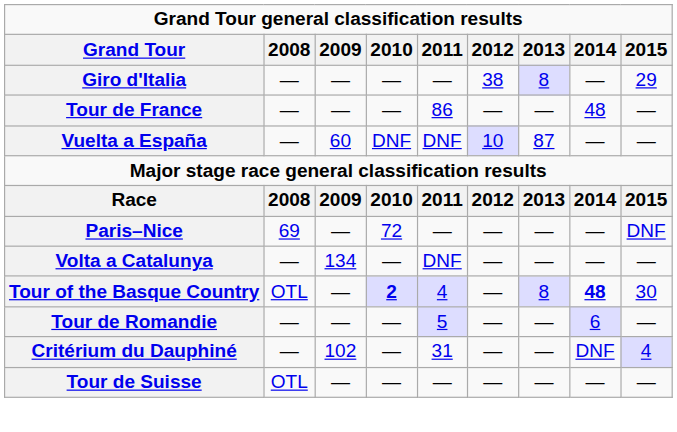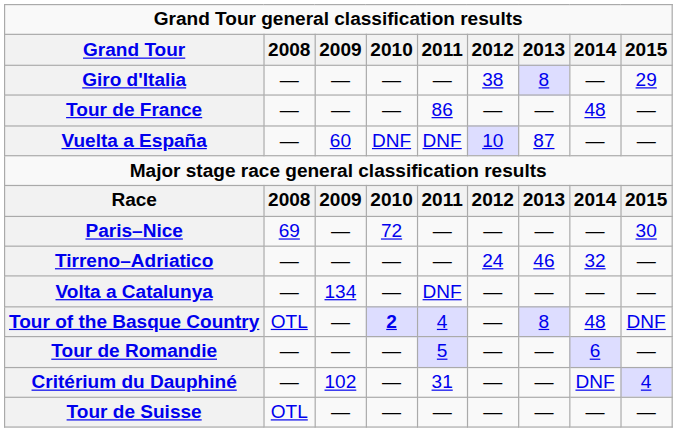(646, 230) DNF -> (646, 230) 30
+ row: (134, 261)
(595, 291) bold -> (595, 321) normal
(646, 291) 30 -> (646, 321) DNF
